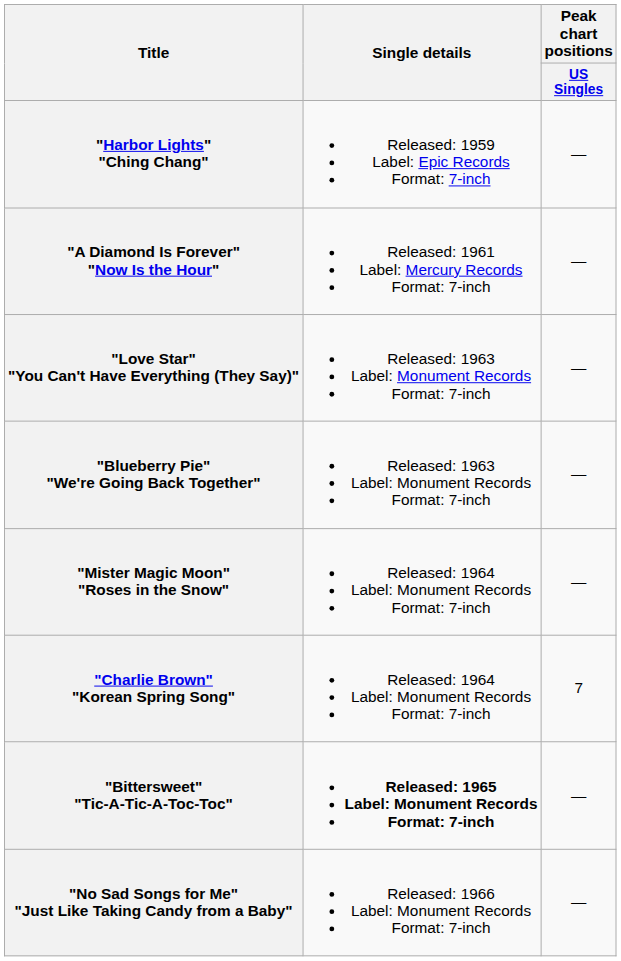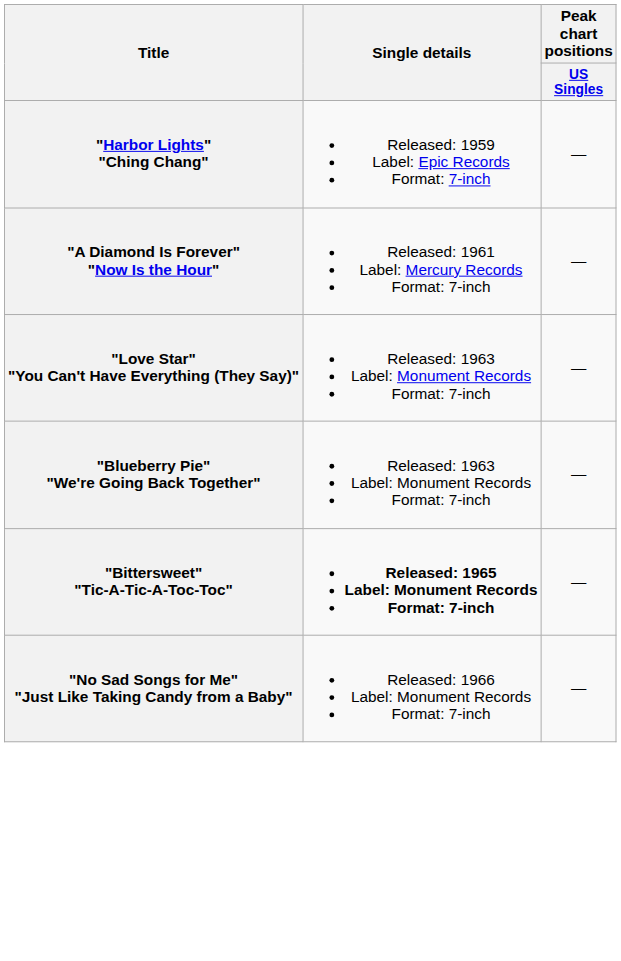- row: (154, 581)
- row: (154, 688)
